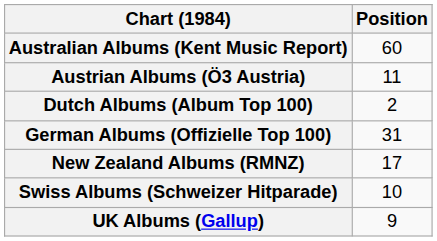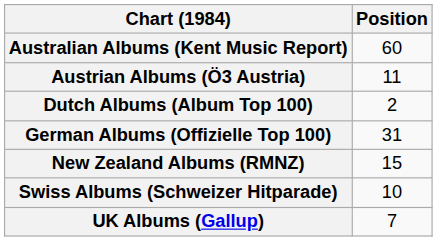(392, 163) 17 -> (392, 163) 15
(392, 221) 9 -> (392, 221) 7
